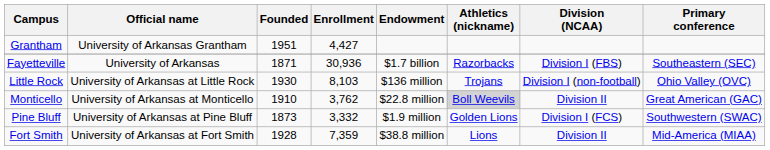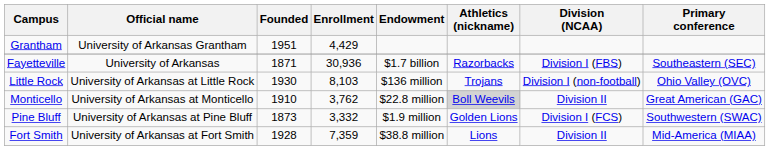(344, 44) 4,427 -> (344, 44) 4,429
